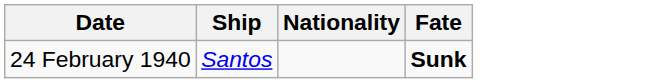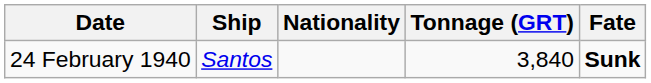+ column: (492, 22)
